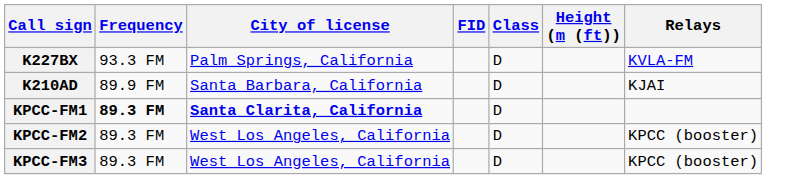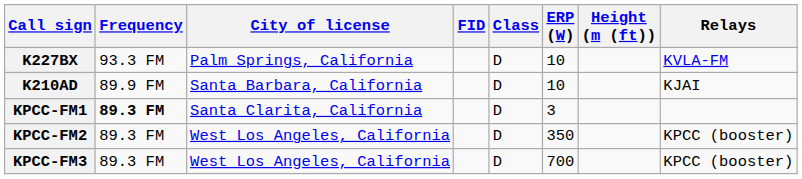+ column: (560, 26)
(306, 111) bold -> (306, 111) normal
